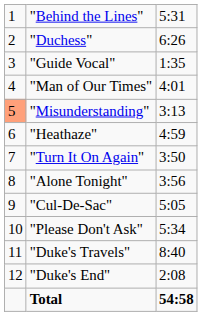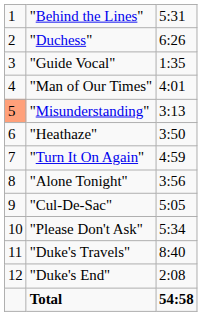(172, 134) 4:59 -> (172, 134) 3:50
(172, 157) 3:50 -> (172, 157) 4:59
